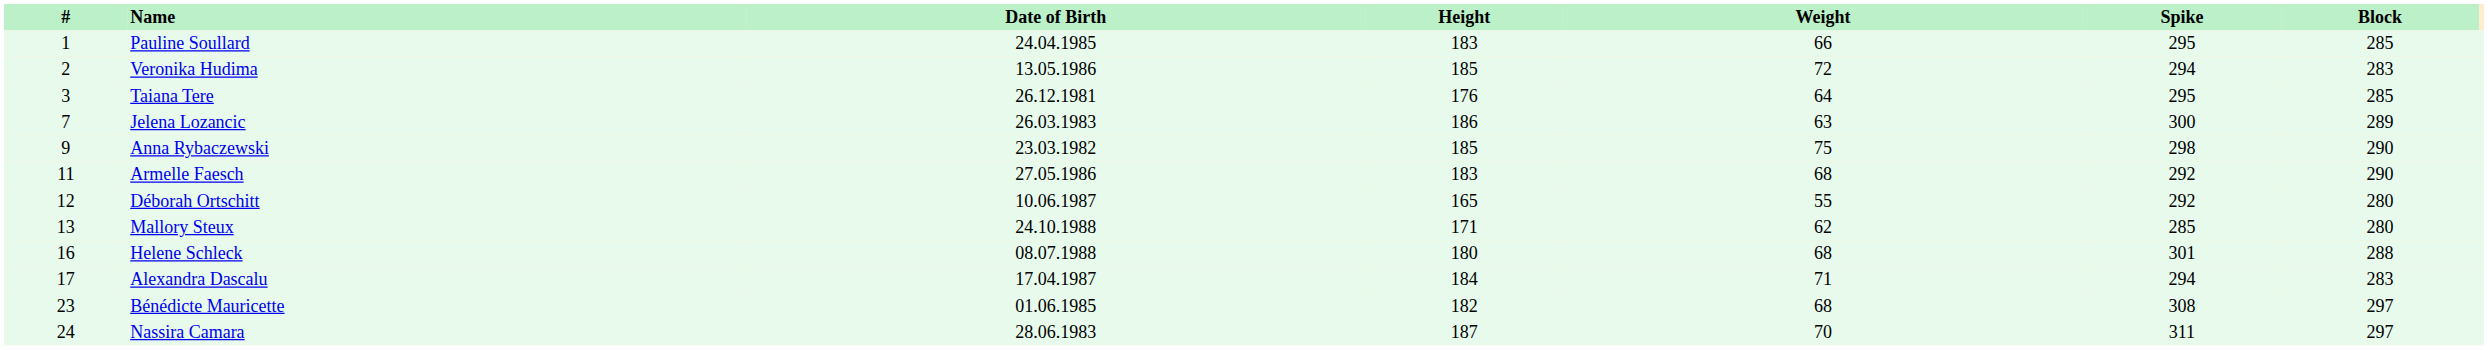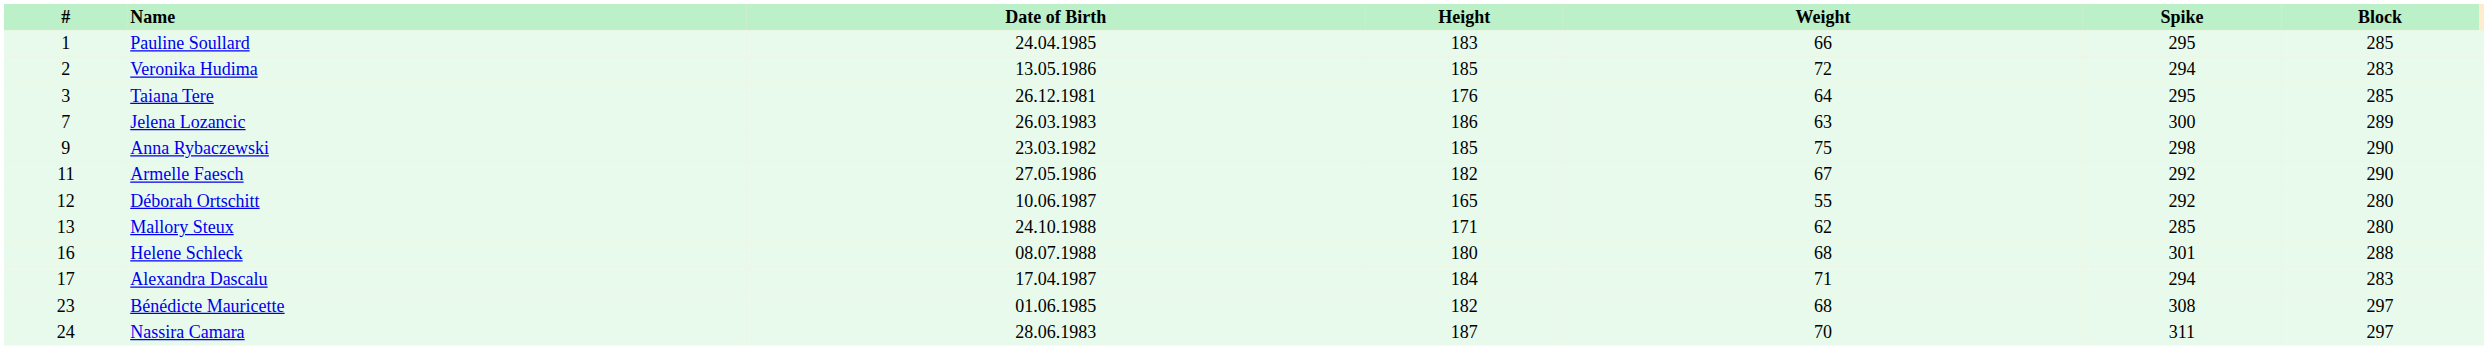(1464, 174) 183 -> (1464, 174) 182
(1823, 174) 68 -> (1823, 174) 67
